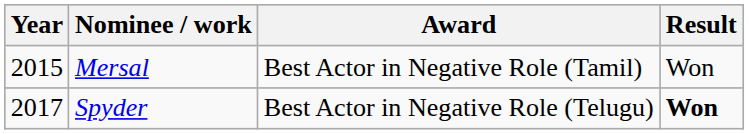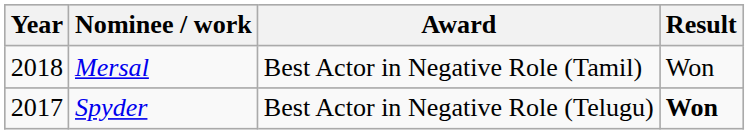(37, 66) 2015 -> (37, 66) 2018
